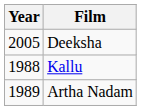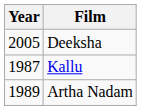(24, 67) 1988 -> (24, 67) 1987
